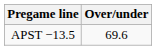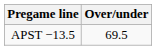(116, 34) 69.6 -> (116, 34) 69.5
